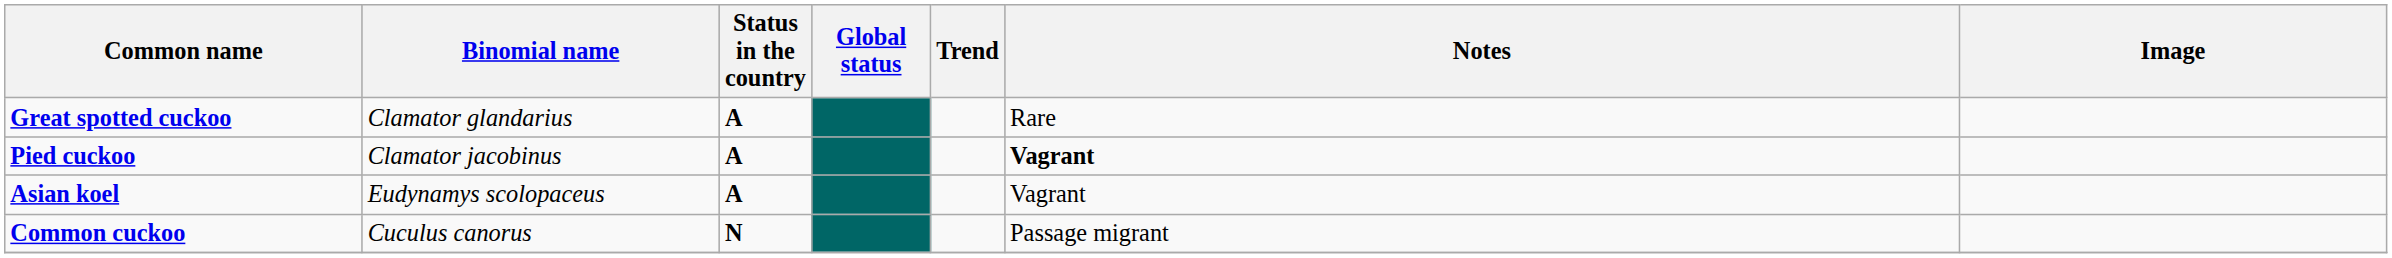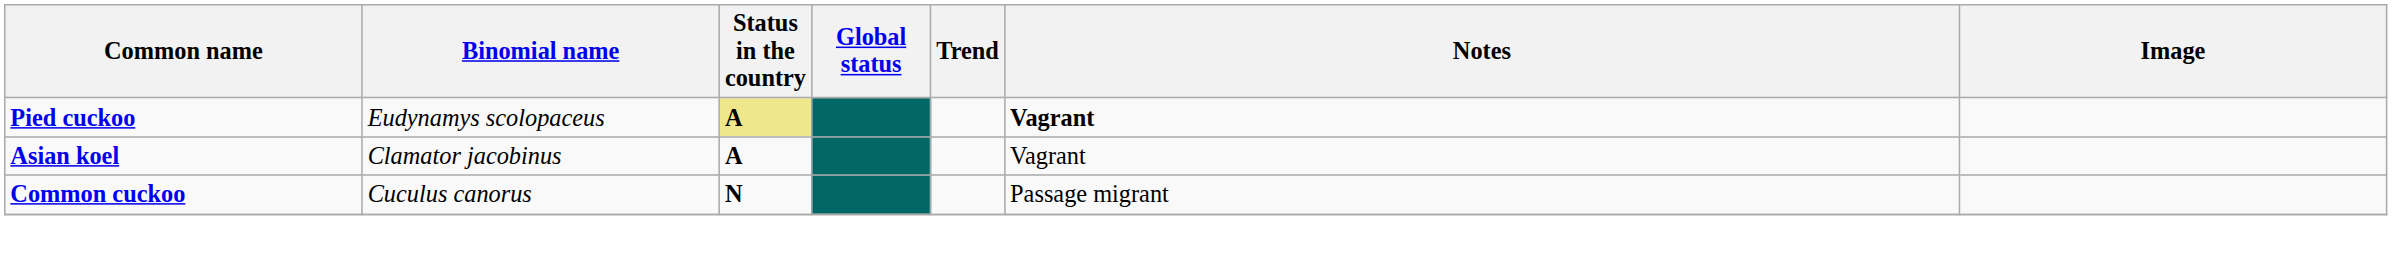- row: (121, 117)
(465, 155) Clamator jacobinus -> (486, 117) Eudynamys scolopaceus
(734, 155) no background -> (734, 117) khaki background
(486, 194) Eudynamys scolopaceus -> (465, 155) Clamator jacobinus
